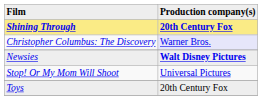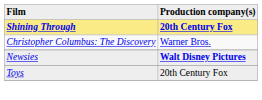(185, 42) lavender background -> (185, 42) no background
- row: (63, 73)
